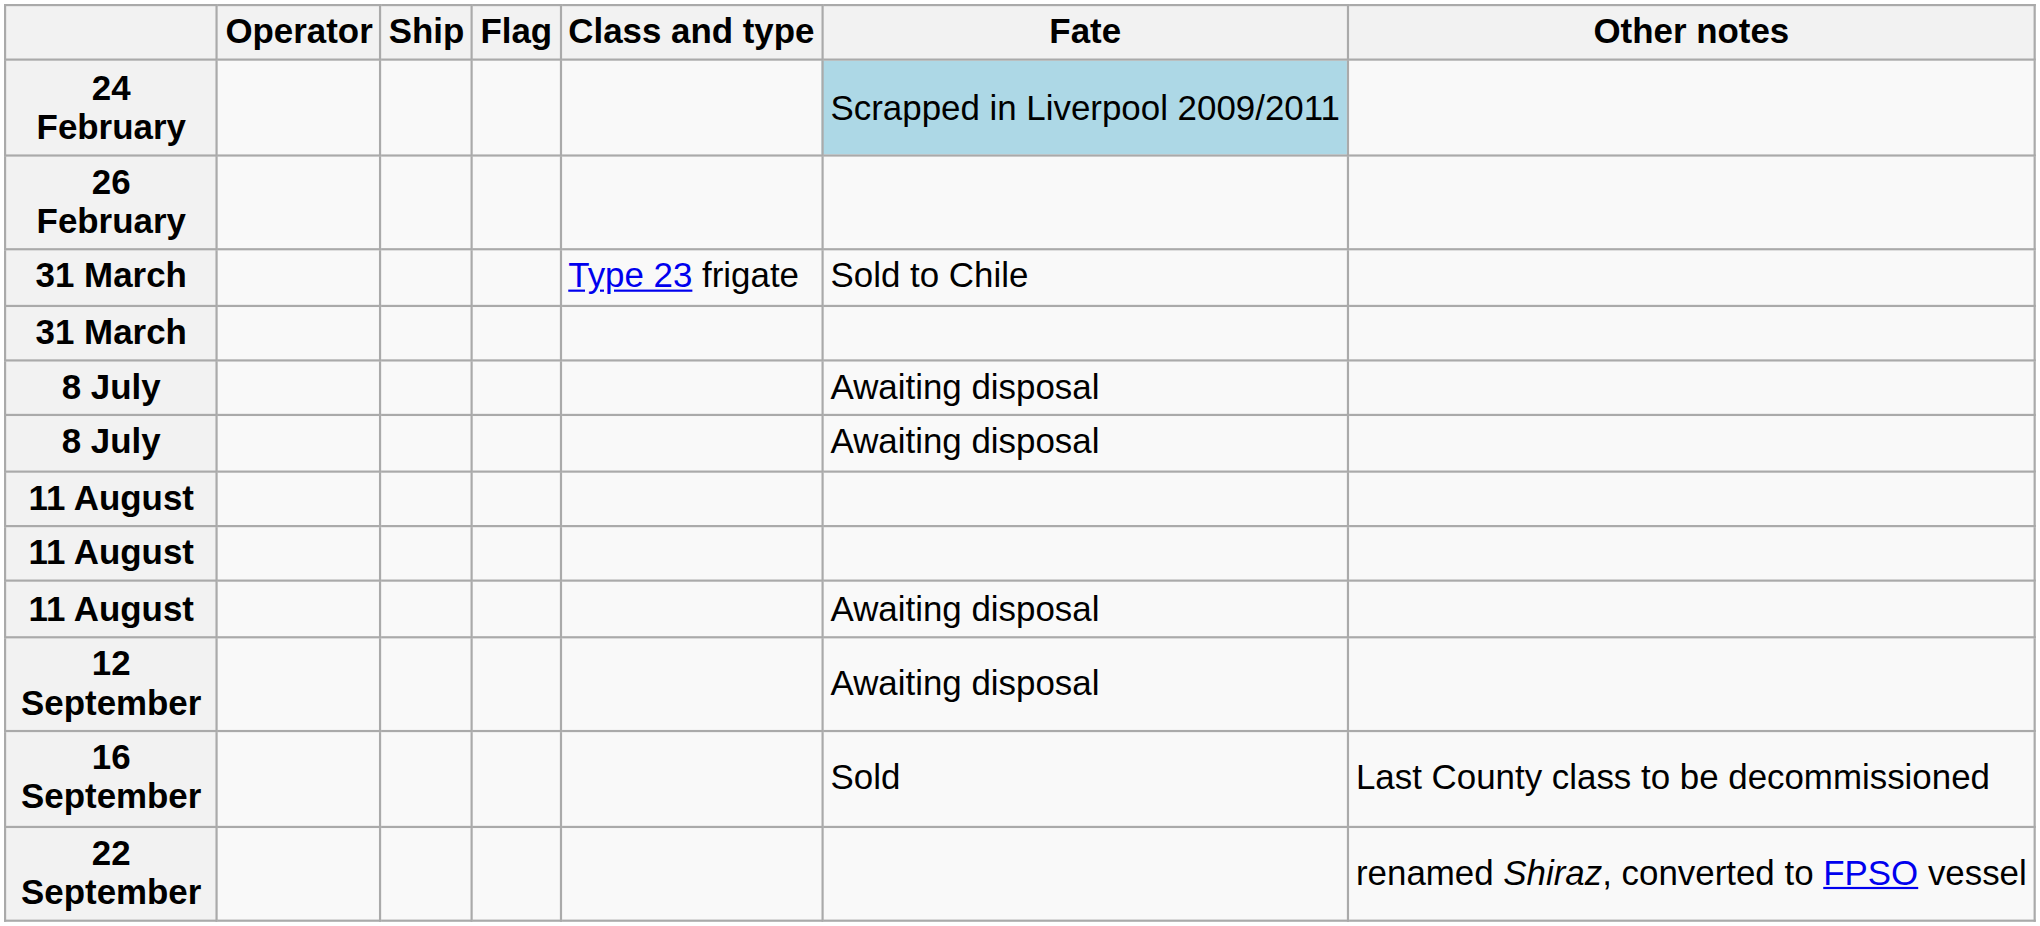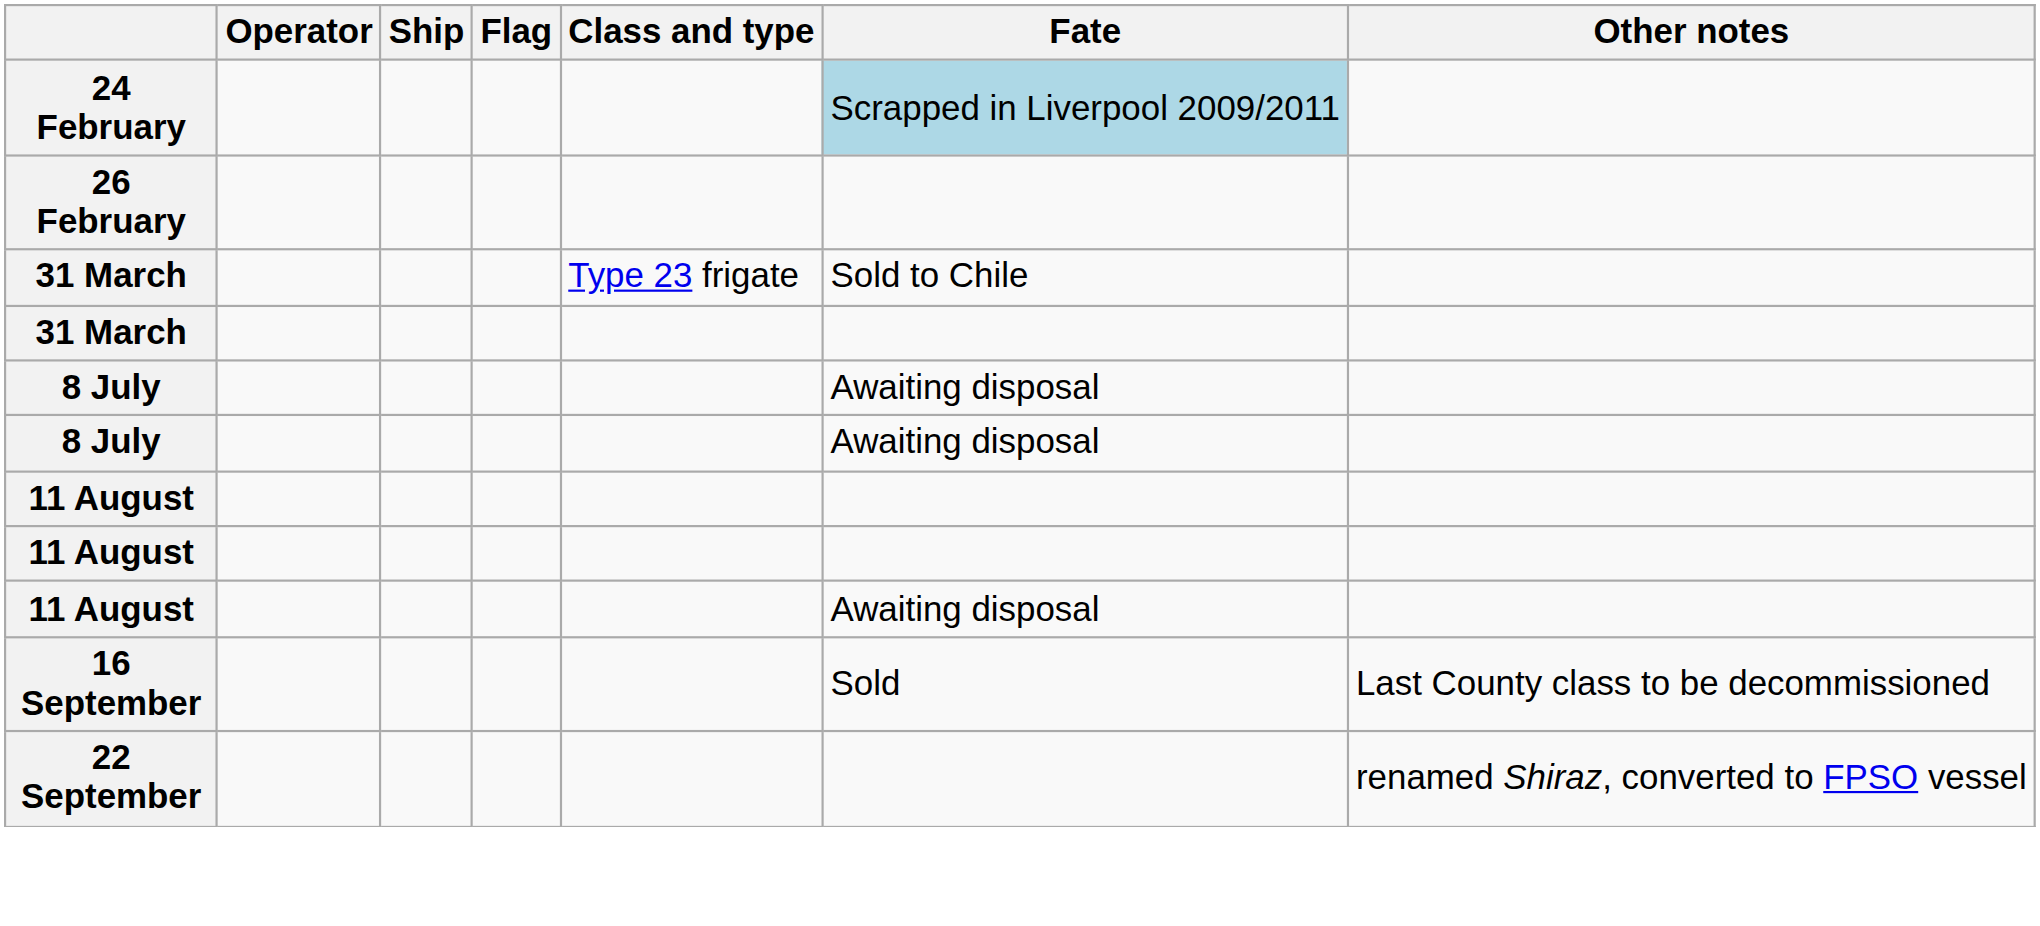- row: (111, 683)
